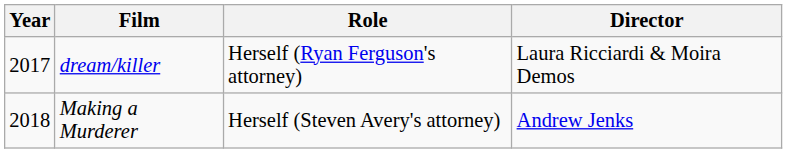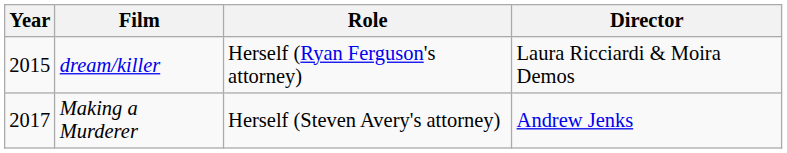(30, 64) 2017 -> (30, 64) 2015
(30, 120) 2018 -> (30, 120) 2017
